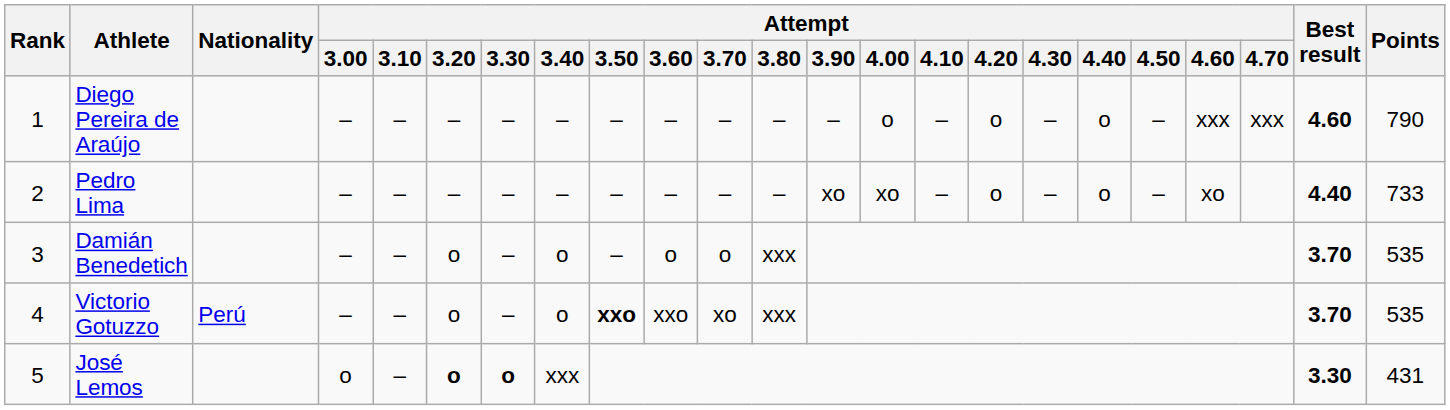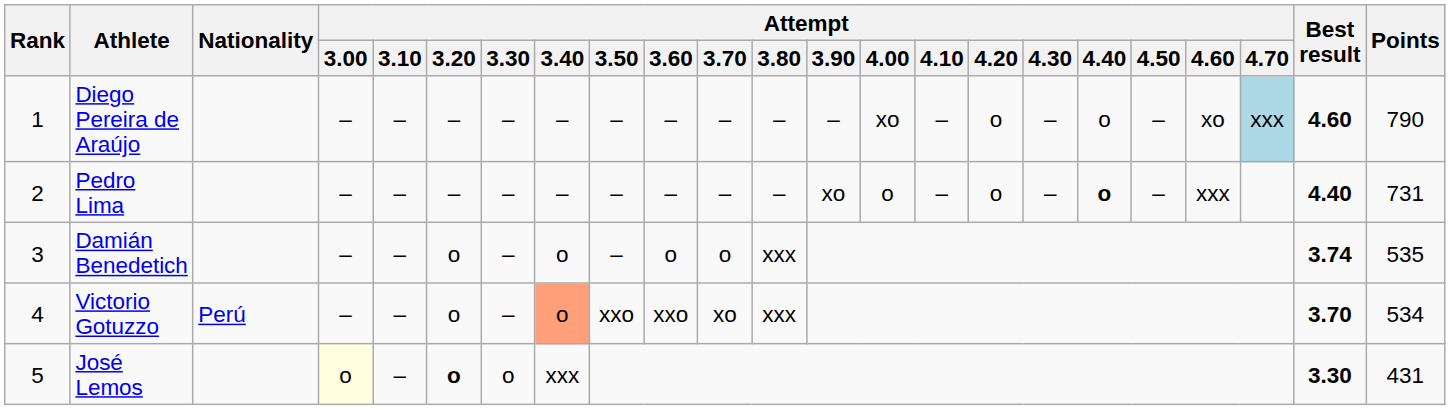(888, 119) o -> (888, 119) xo
(1213, 119) xxx -> (1213, 119) xo
(1267, 119) no background -> (1267, 119) lightblue background
(888, 192) xo -> (888, 192) o
(1104, 192) normal -> (1104, 192) bold
(1213, 192) xo -> (1213, 192) xxx
(1405, 192) 733 -> (1405, 192) 731
(1330, 253) 3.70 -> (1330, 253) 3.74
(562, 314) no background -> (562, 314) lightsalmon background
(617, 314) bold -> (617, 314) normal
(1405, 314) 535 -> (1405, 314) 534
(346, 375) no background -> (346, 375) lightyellow background
(508, 375) bold -> (508, 375) normal
